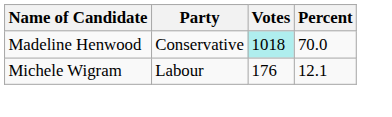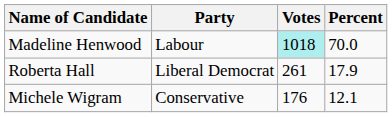(200, 44) Conservative -> (179, 44) Labour
+ row: (52, 71)
(179, 71) Labour -> (200, 97) Conservative
